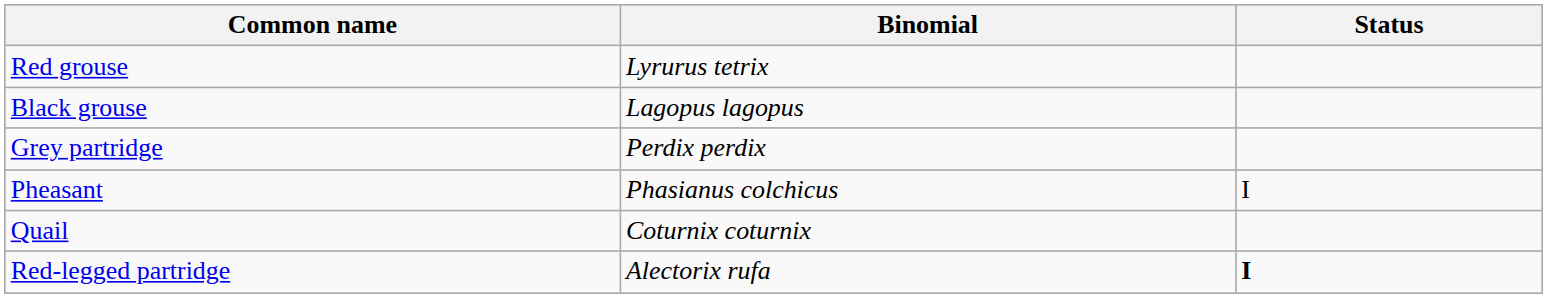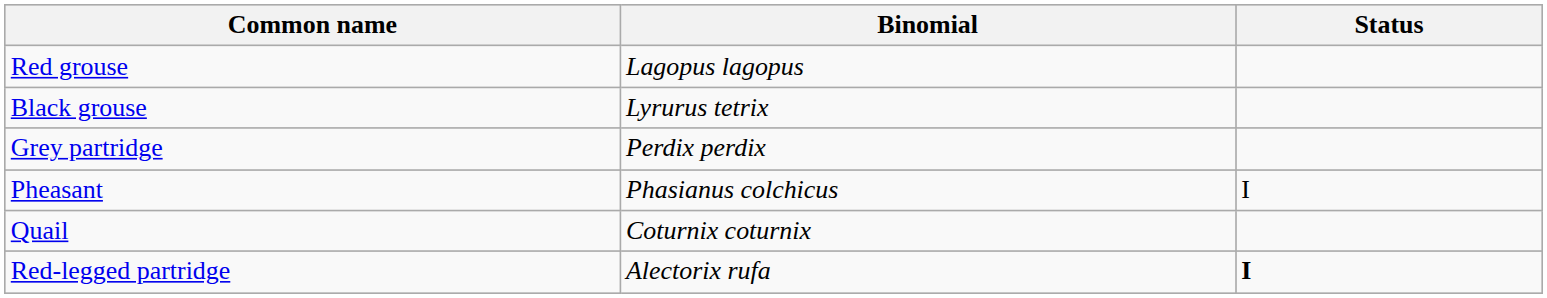(697, 66) Lyrurus tetrix -> (715, 66) Lagopus lagopus
(715, 107) Lagopus lagopus -> (697, 107) Lyrurus tetrix
